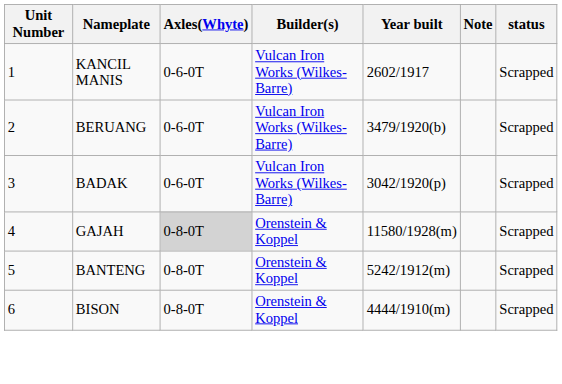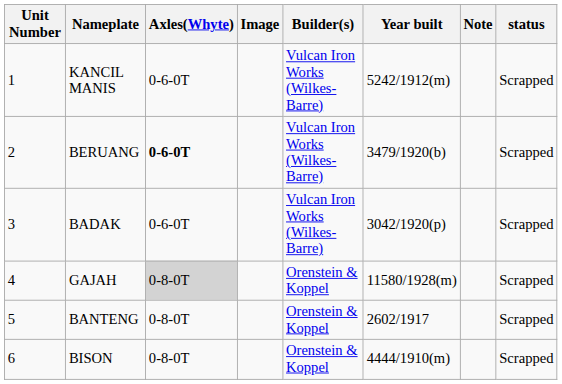+ column: (260, 24)
(398, 71) 2602/1917 -> (408, 80) 5242/1912(m)
(184, 127) normal -> (169, 152) bold
(408, 270) 5242/1912(m) -> (398, 319) 2602/1917
